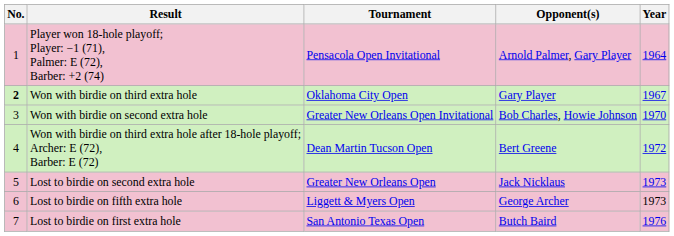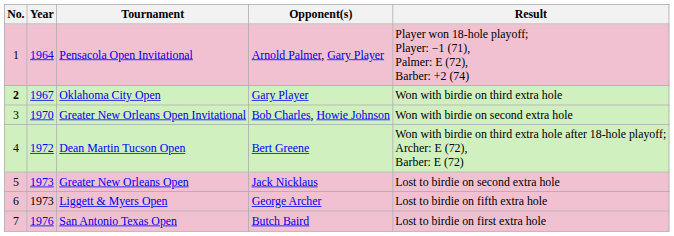columns swapped: (654, 14) <-> (166, 14)
